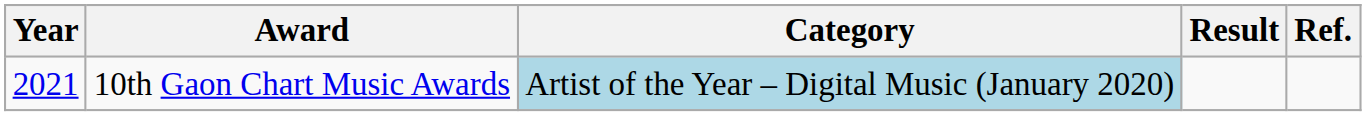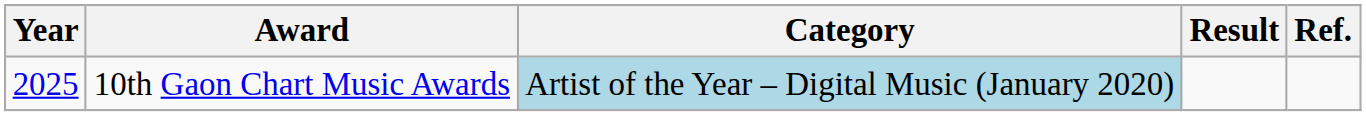(46, 82) 2021 -> (46, 82) 2025
